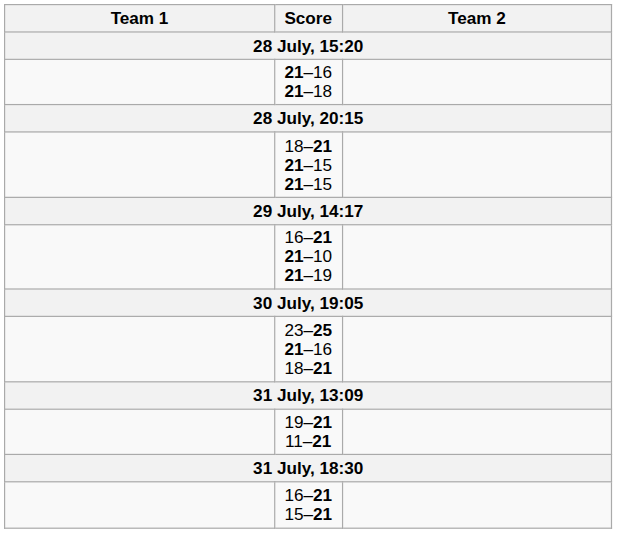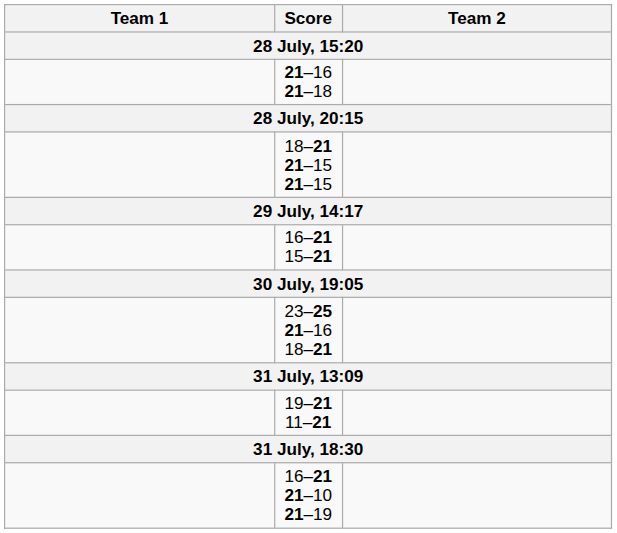rows swapped: (308, 257) <-> (308, 505)
